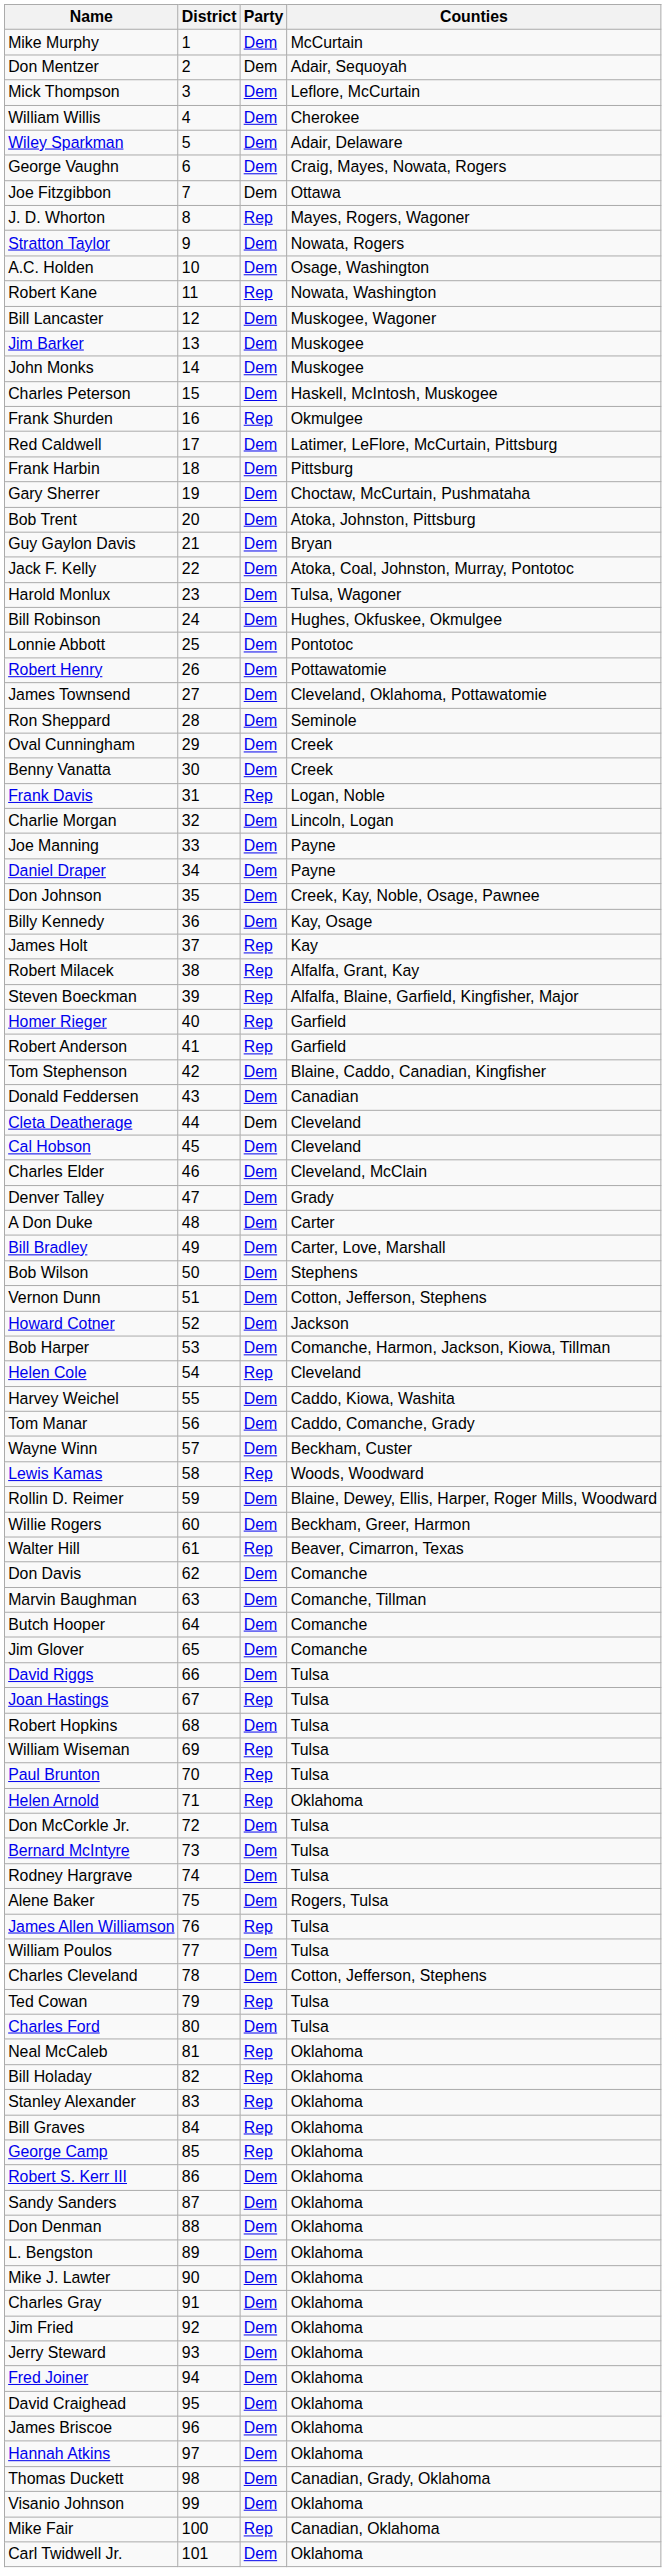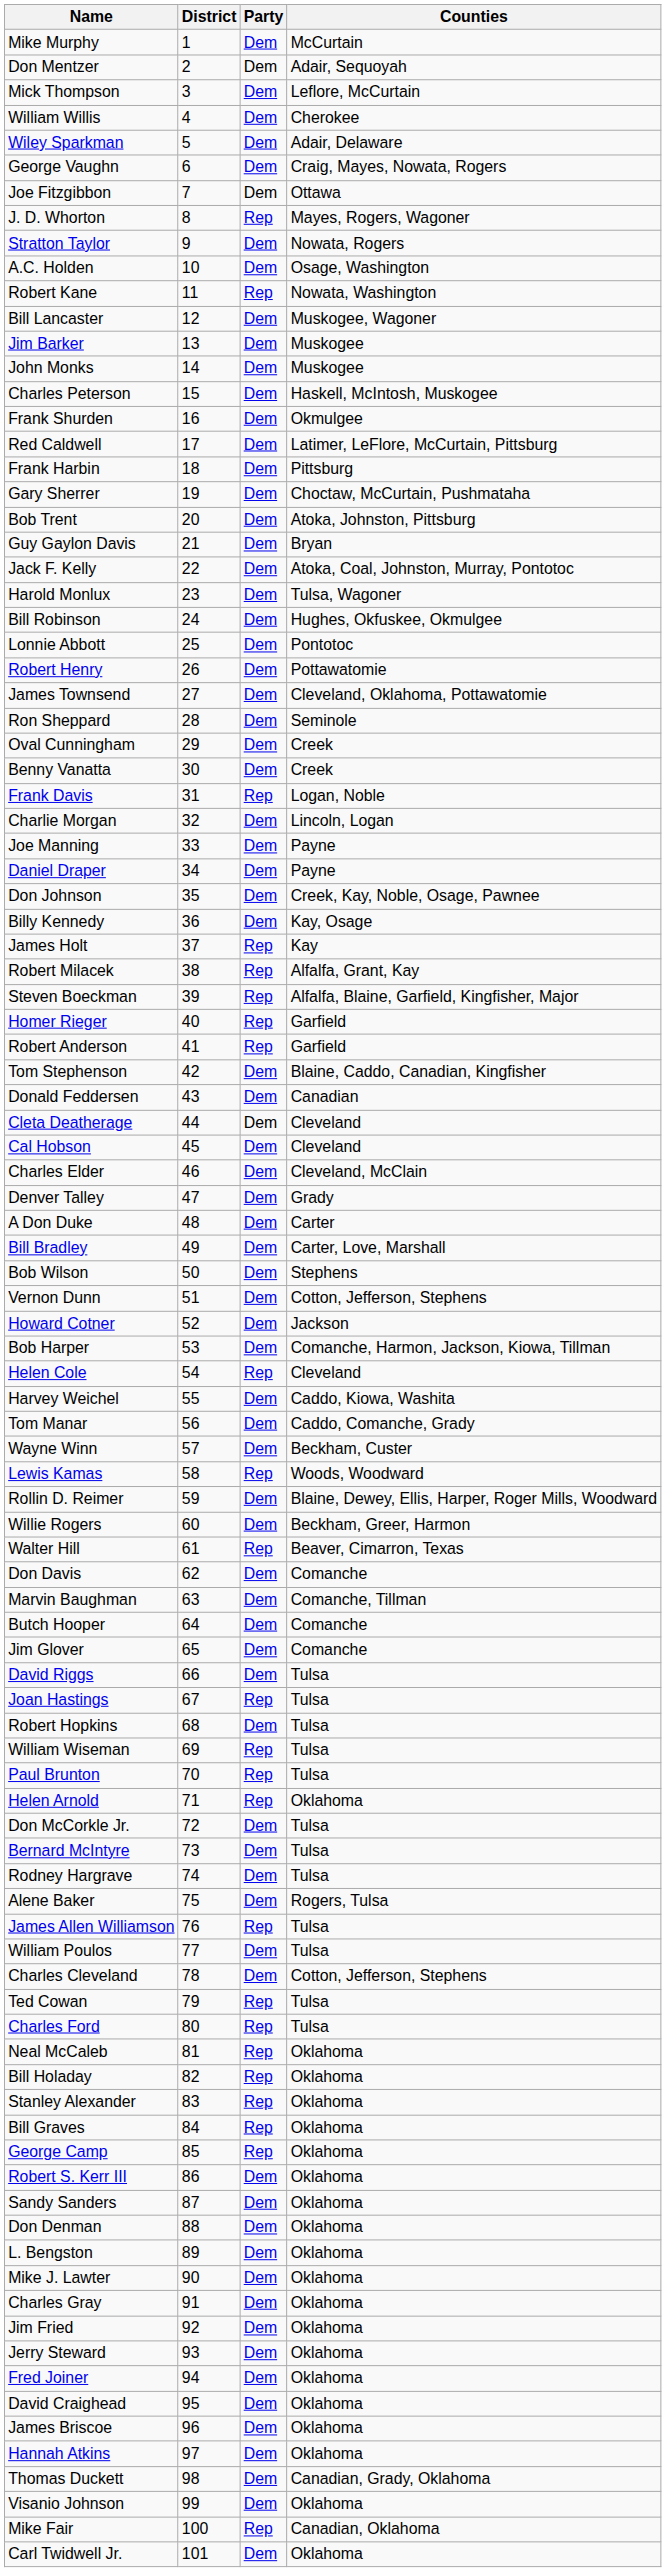(258, 419) Rep -> (260, 419) Dem
(260, 2026) Dem -> (258, 2026) Rep
